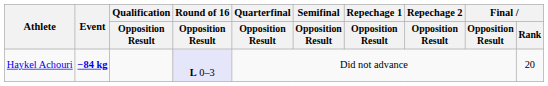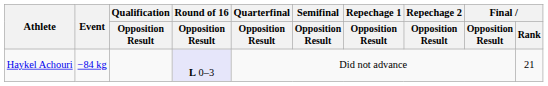(92, 65) bold -> (92, 65) normal
(530, 65) 20 -> (529, 65) 21
